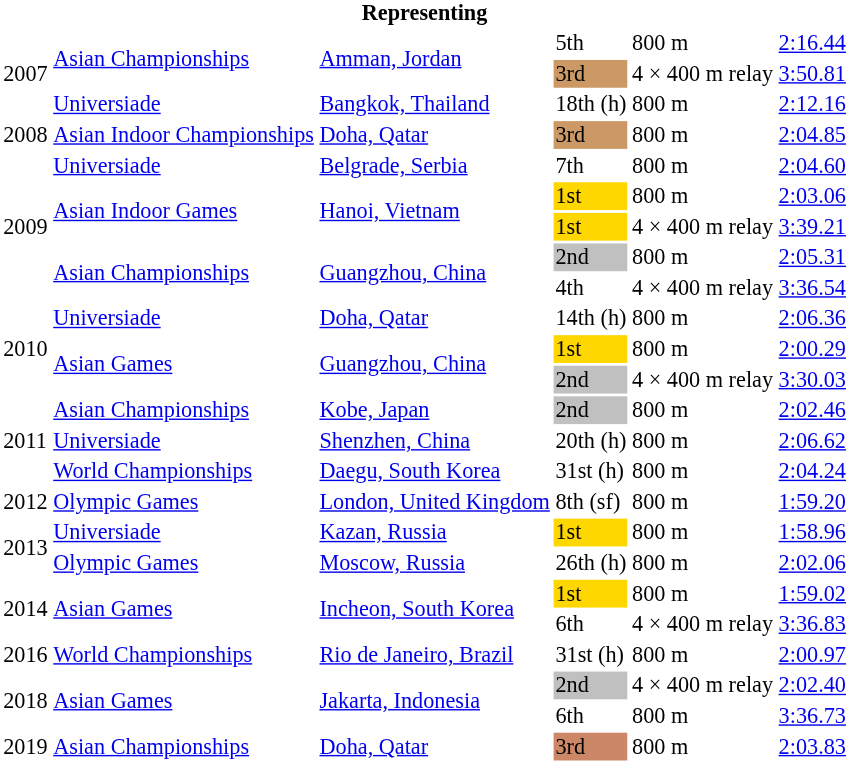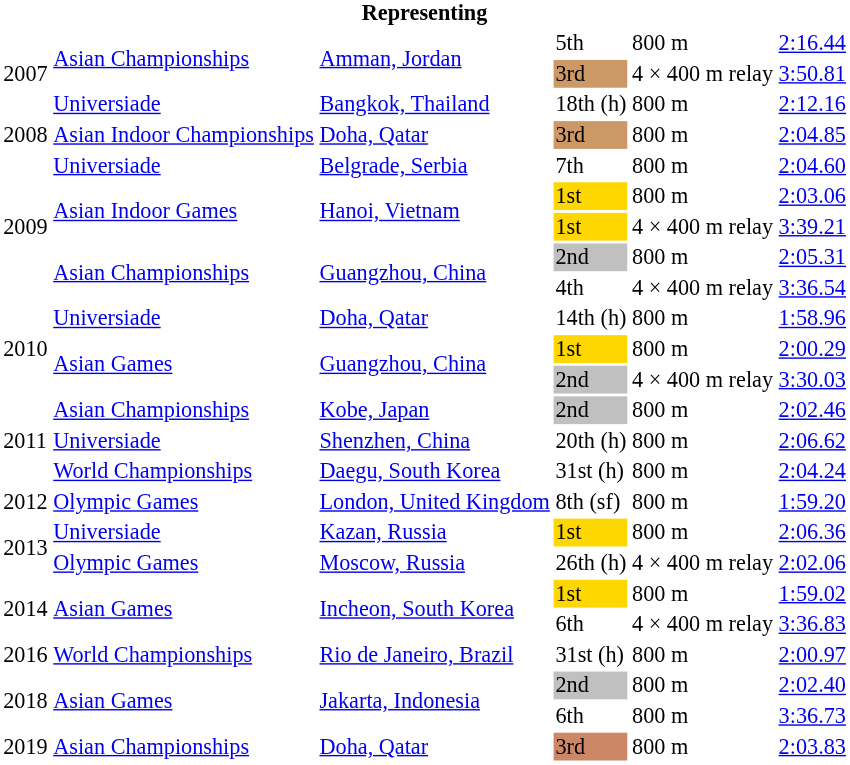(812, 318) 2:06.36 -> (812, 318) 1:58.96
(812, 532) 1:58.96 -> (812, 532) 2:06.36
(660, 562) 800 m -> (703, 562) 4 × 400 m relay
(703, 685) 4 × 400 m relay -> (660, 685) 800 m
